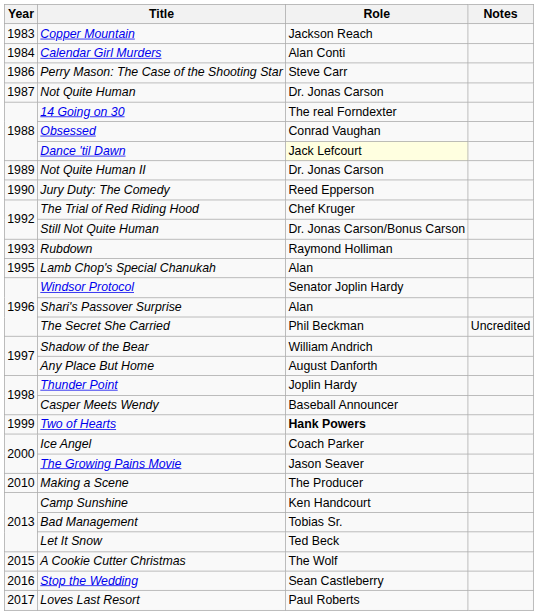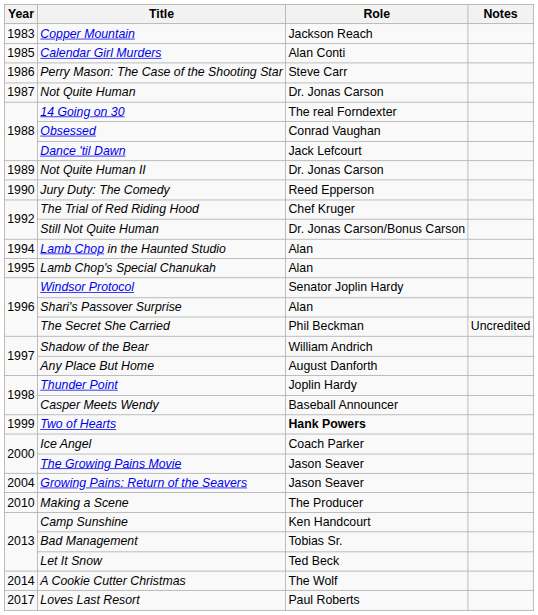(21, 53) 1984 -> (21, 53) 1985
(325, 151) lightyellow background -> (325, 151) no background
- row: (66, 248)
+ row: (133, 248)
+ row: (144, 483)
(21, 561) 2015 -> (21, 580) 2014
- row: (89, 580)
